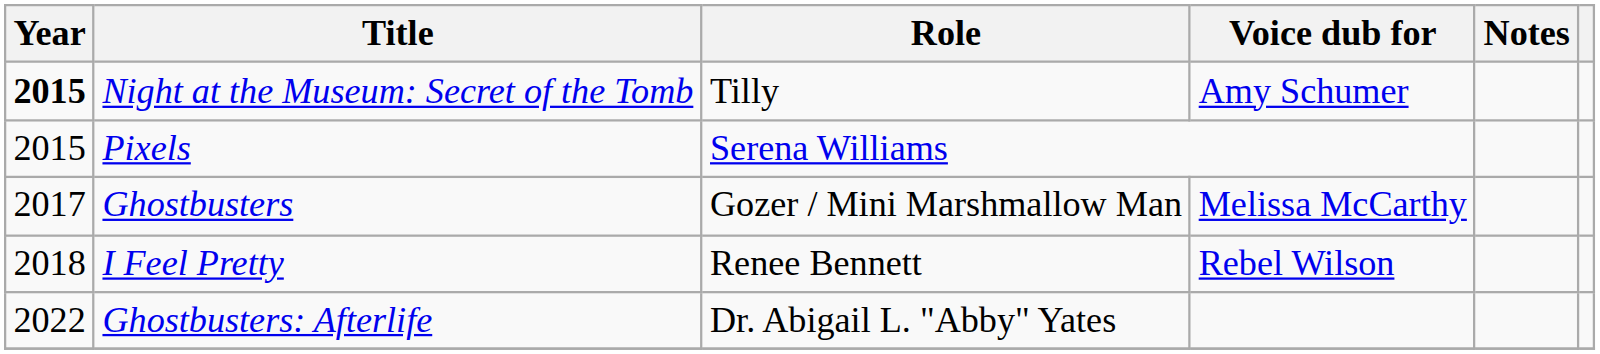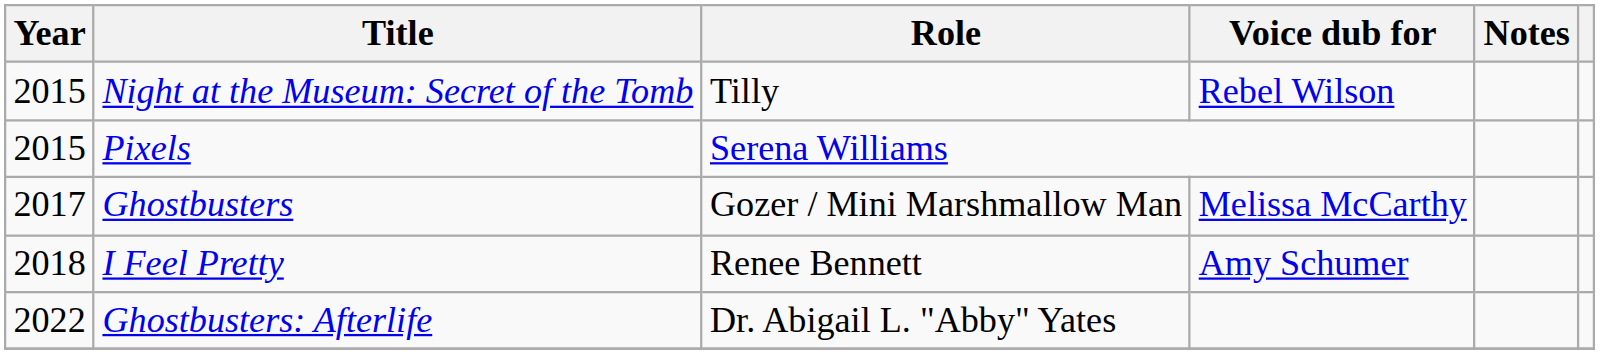(50, 90) bold -> (50, 90) normal
(1304, 90) Amy Schumer -> (1297, 90) Rebel Wilson
(1297, 262) Rebel Wilson -> (1304, 262) Amy Schumer
